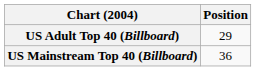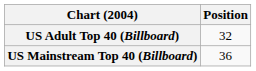(226, 35) 29 -> (226, 35) 32
